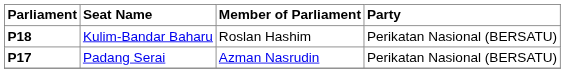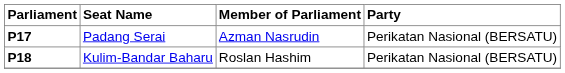rows swapped: (19, 57) <-> (19, 36)
